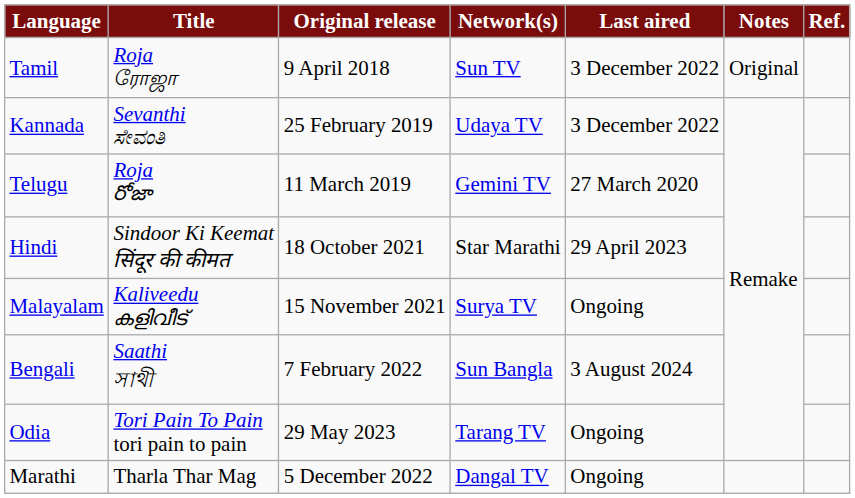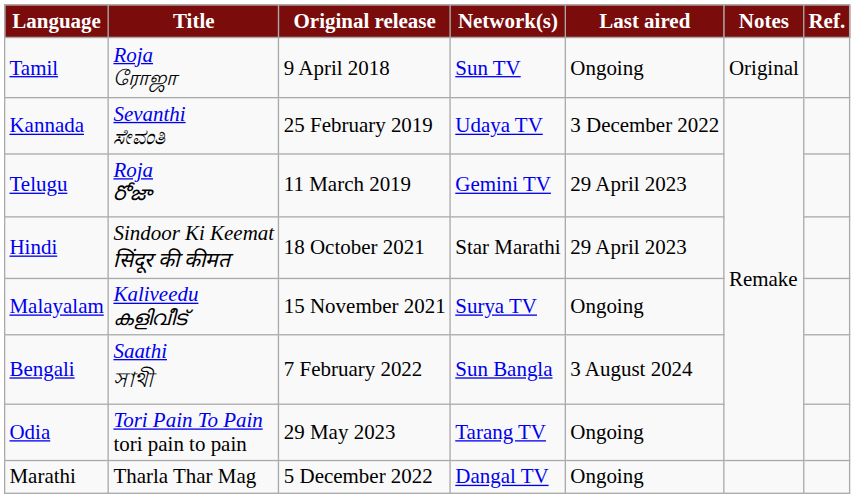(645, 67) 3 December 2022 -> (607, 67) Ongoing
(634, 185) 27 March 2020 -> (629, 185) 29 April 2023
